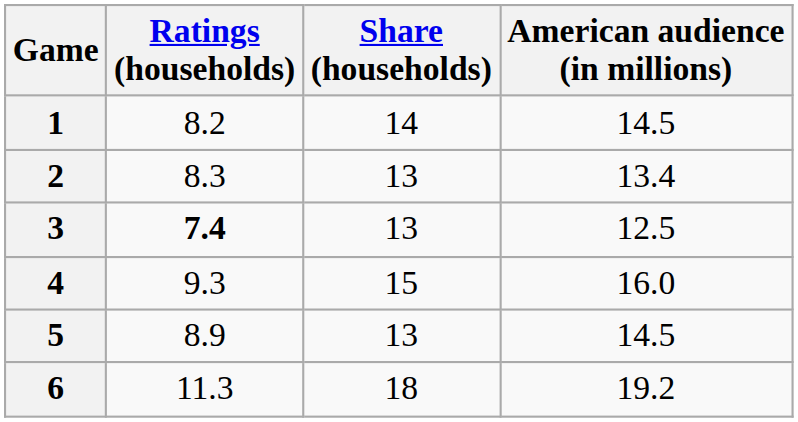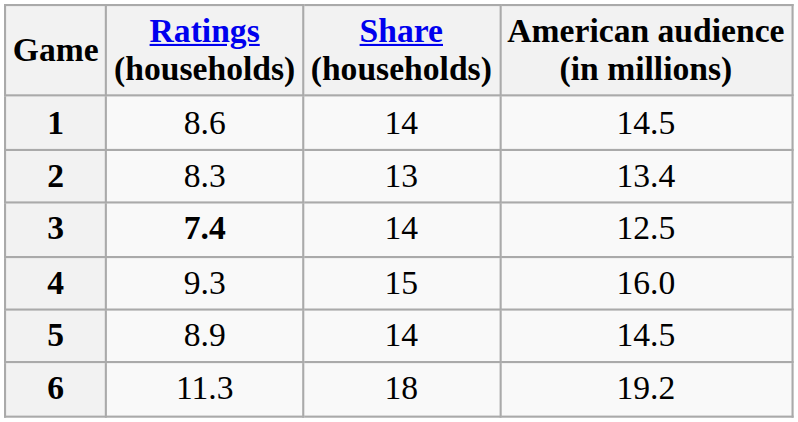(205, 122) 8.2 -> (205, 122) 8.6
(401, 228) 13 -> (401, 228) 14
(401, 335) 13 -> (401, 335) 14
